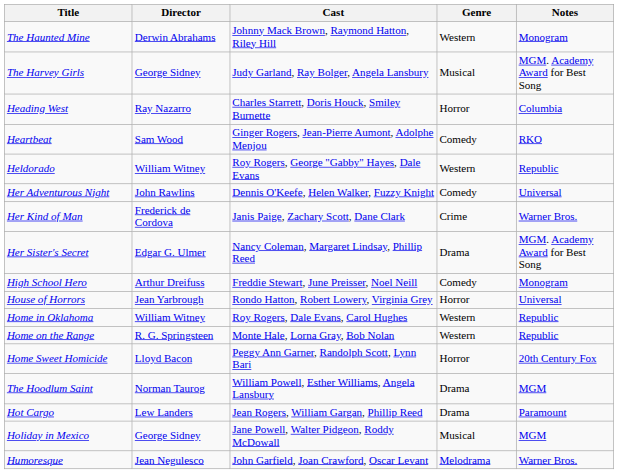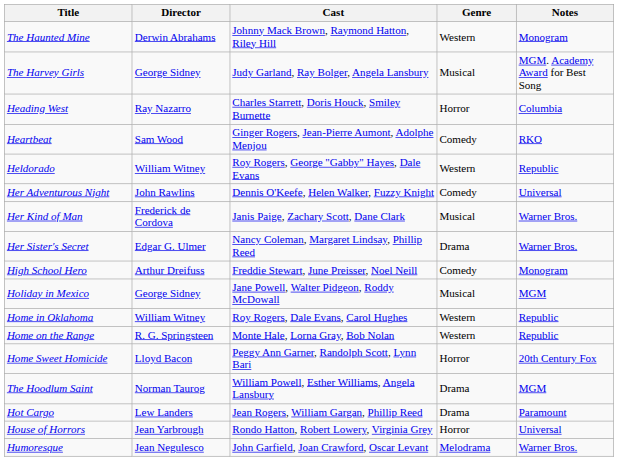(453, 216) Crime -> (457, 216) Musical
(556, 252) MGM. Academy Award for Best Song -> (548, 246) Warner Bros.
rows swapped: (48, 436) <-> (46, 300)
